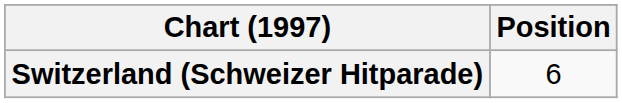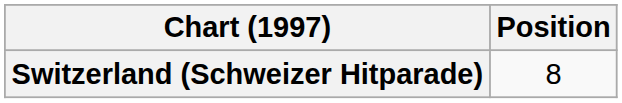(554, 73) 6 -> (554, 73) 8
